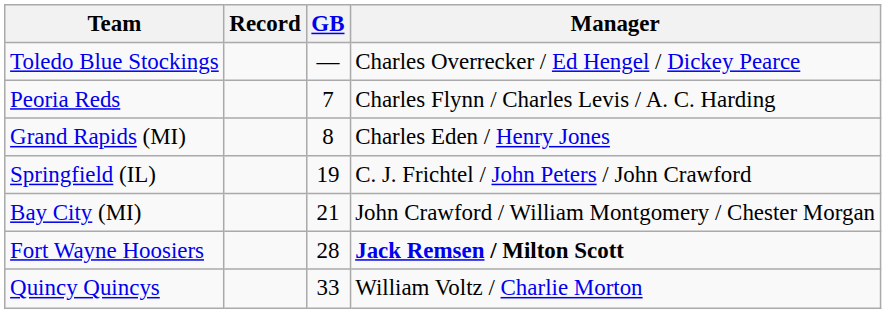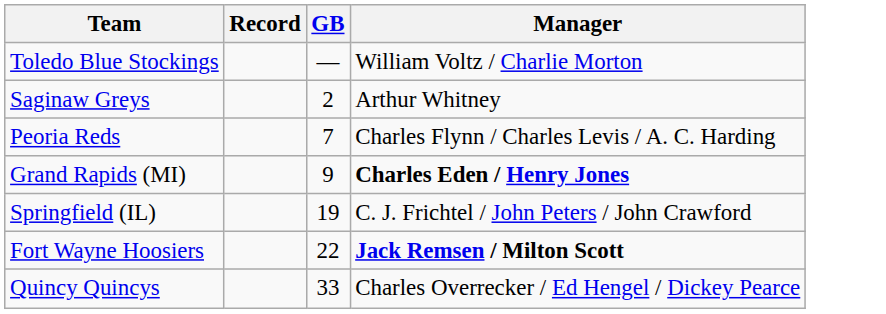(578, 61) Charles Overrecker / Ed Hengel / Dickey Pearce -> (499, 61) William Voltz / Charlie Morton
+ row: (80, 99)
(328, 137) 8 -> (328, 174) 9
(483, 137) normal -> (492, 174) bold
- row: (76, 212)
(328, 250) 28 -> (328, 250) 22
(499, 288) William Voltz / Charlie Morton -> (578, 288) Charles Overrecker / Ed Hengel / Dickey Pearce
